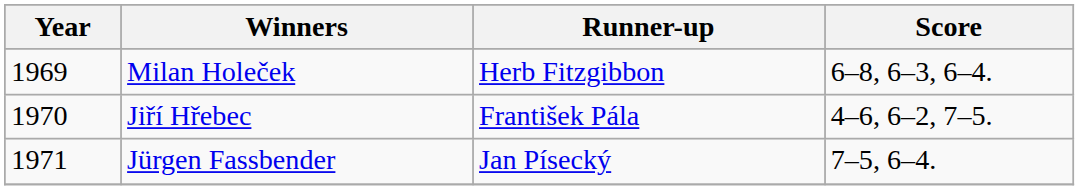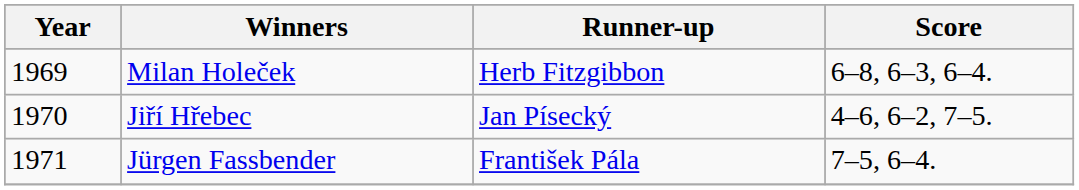(559, 116) František Pála -> (545, 116) Jan Písecký
(545, 160) Jan Písecký -> (559, 160) František Pála
